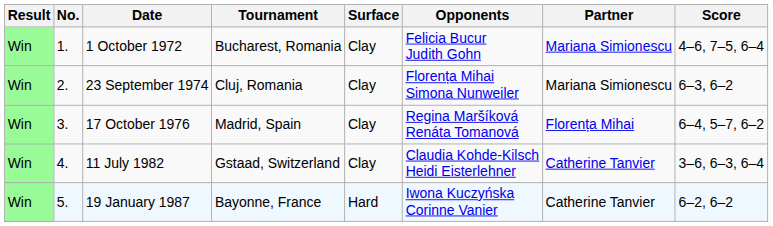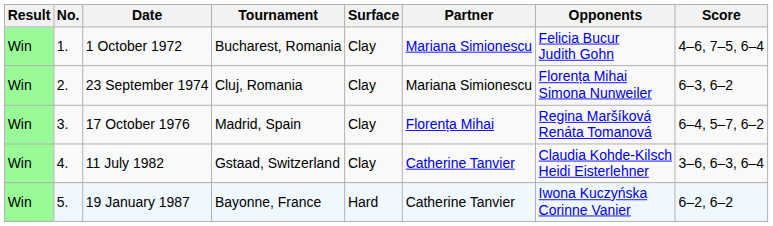columns swapped: (609, 15) <-> (472, 15)
